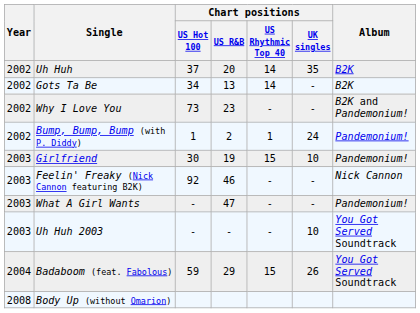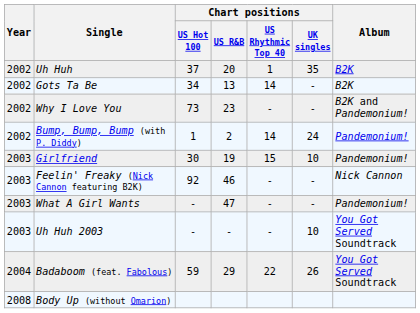(270, 69) 14 -> (270, 69) 1
(270, 136) 1 -> (270, 136) 14
(270, 272) 15 -> (270, 272) 22
